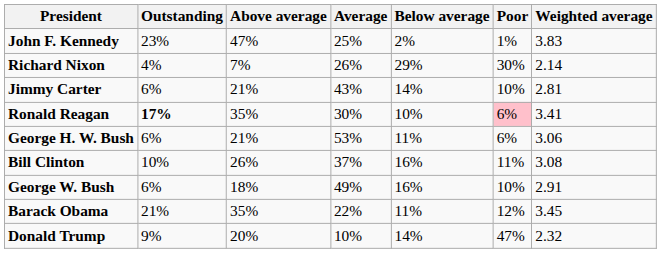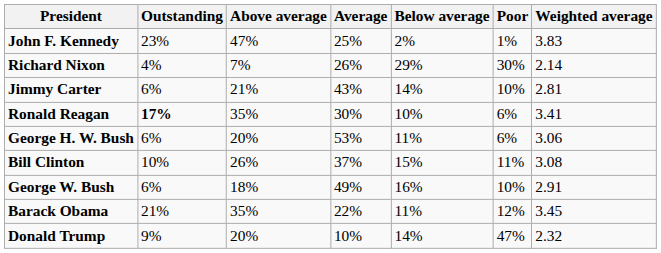(507, 114) pink background -> (507, 114) no background
(244, 138) 21% -> (244, 138) 20%
(409, 162) 16% -> (409, 162) 15%
